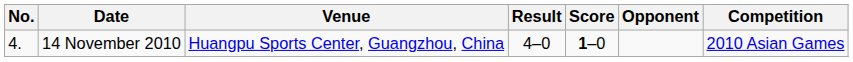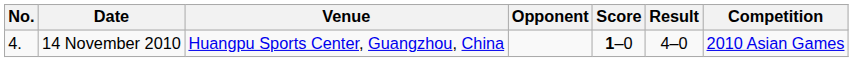columns swapped: (661, 17) <-> (537, 17)
